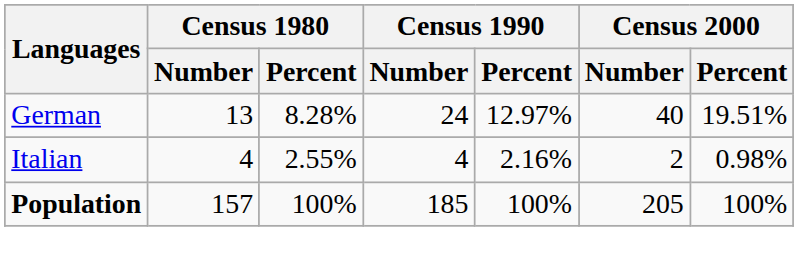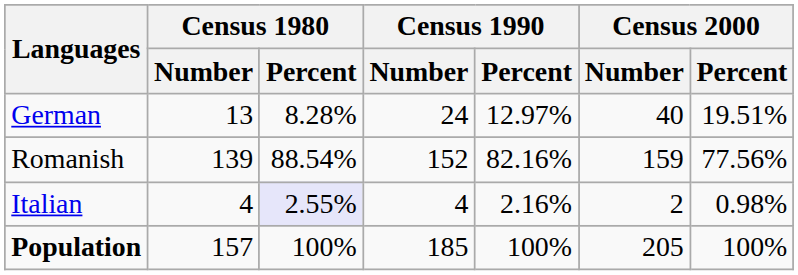+ row: (68, 159)
(321, 159) no background -> (321, 203) lavender background
